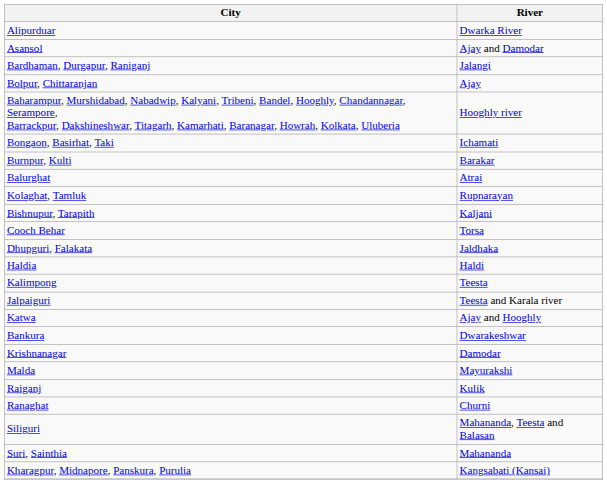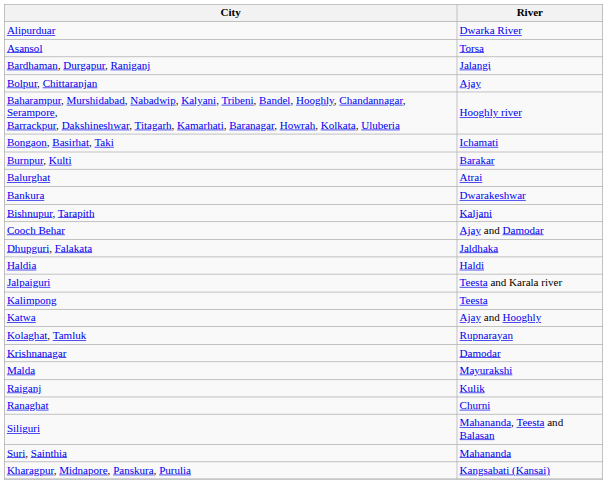(502, 48) Ajay and Damodar -> (472, 48) Torsa
rows swapped: (26, 335) <-> (47, 195)
(472, 230) Torsa -> (502, 230) Ajay and Damodar
rows swapped: (29, 300) <-> (32, 283)
